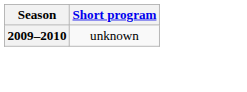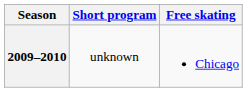+ column: (201, 14)
